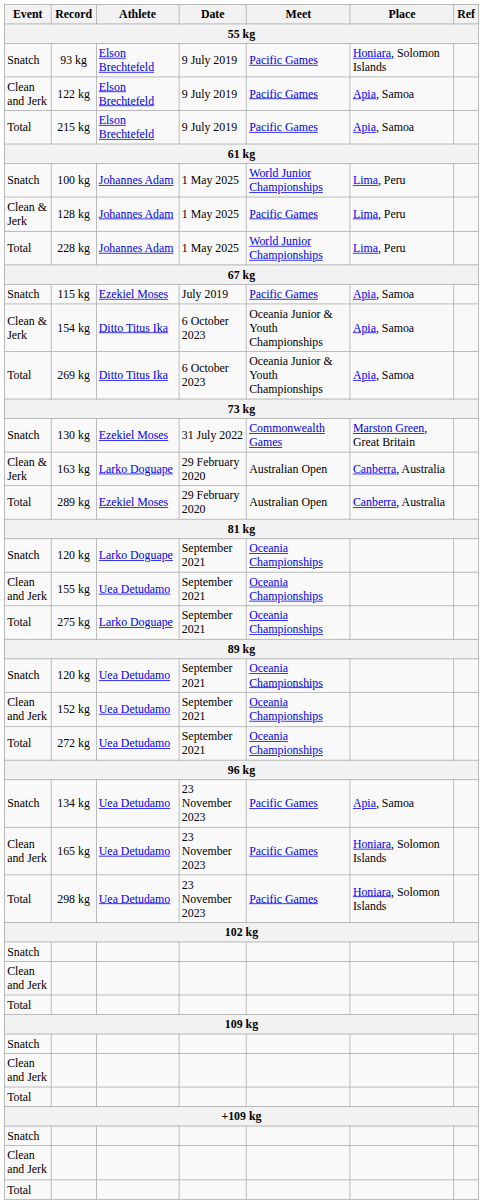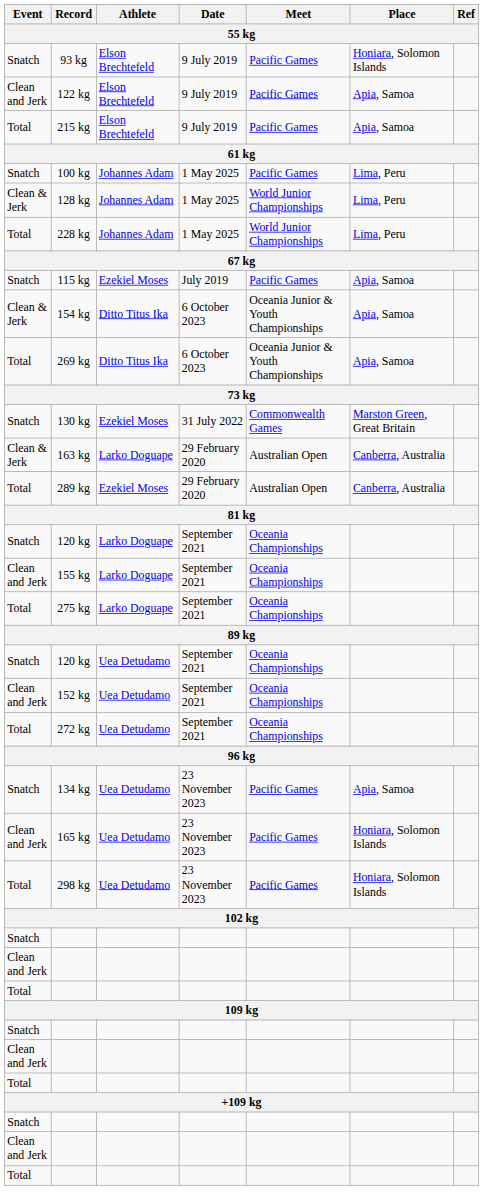(286, 180) World Junior Championships -> (284, 173) Pacific Games
(284, 214) Pacific Games -> (286, 200) World Junior Championships
(135, 589) Uea Detudamo -> (136, 575) Larko Doguape
